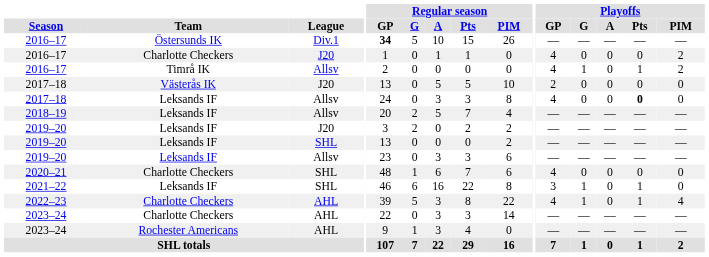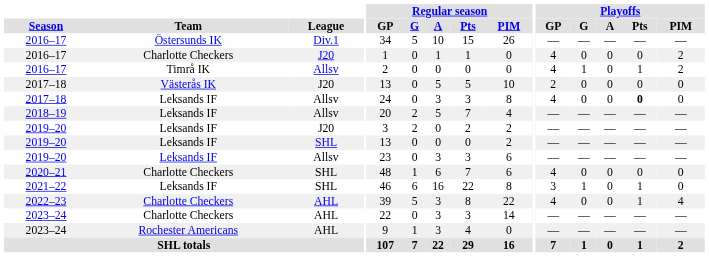(385, 40) bold -> (385, 40) normal
(584, 201) 1 -> (584, 201) 0
